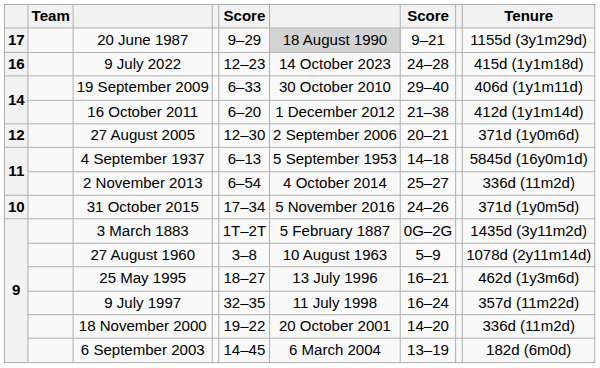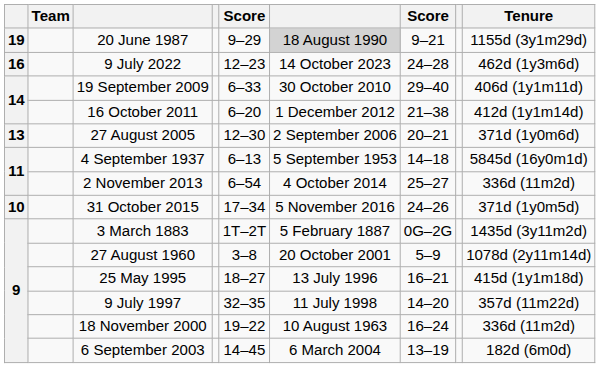(16, 40) 17 -> (16, 40) 19
(529, 64) 415d (1y1m18d) -> (529, 64) 462d (1y3m6d)
(16, 135) 12 -> (16, 135) 13
(335, 254) 10 August 1963 -> (335, 254) 20 October 2001
(529, 278) 462d (1y3m6d) -> (529, 278) 415d (1y1m18d)
(428, 302) 16–24 -> (428, 302) 14–20
(335, 326) 20 October 2001 -> (335, 326) 10 August 1963
(428, 326) 14–20 -> (428, 326) 16–24
